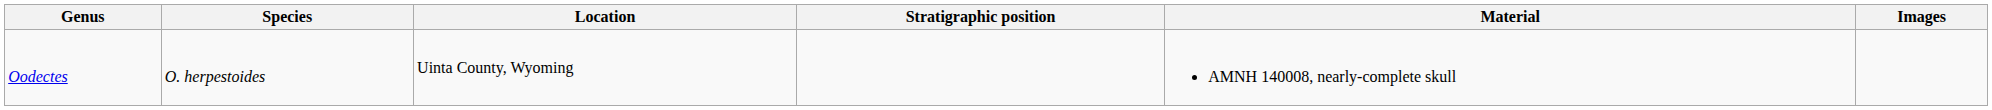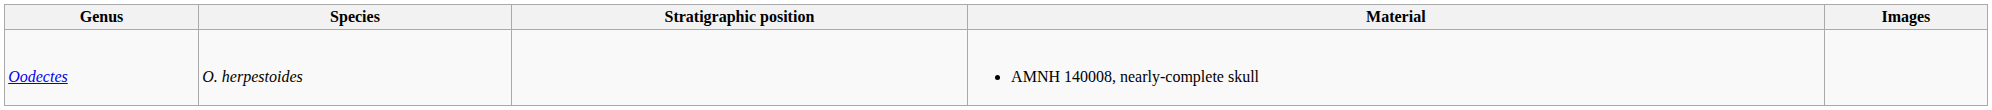- column: (605, 17)
